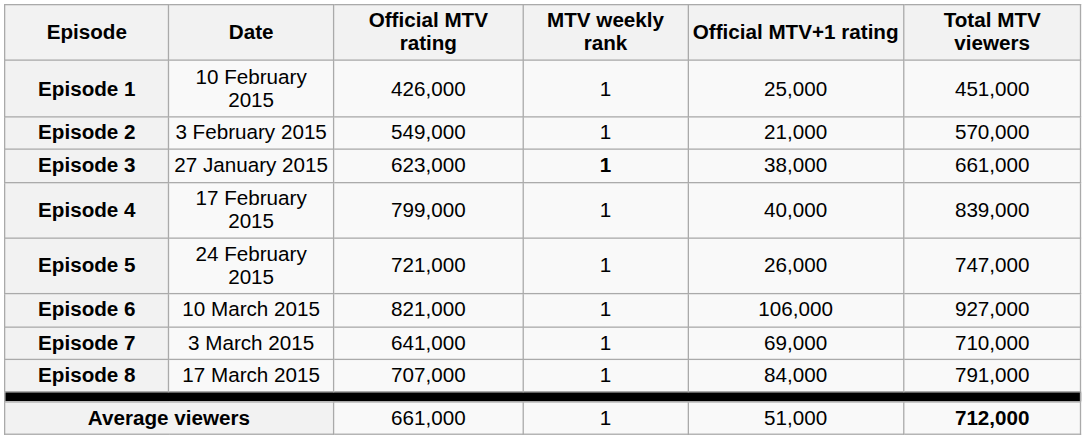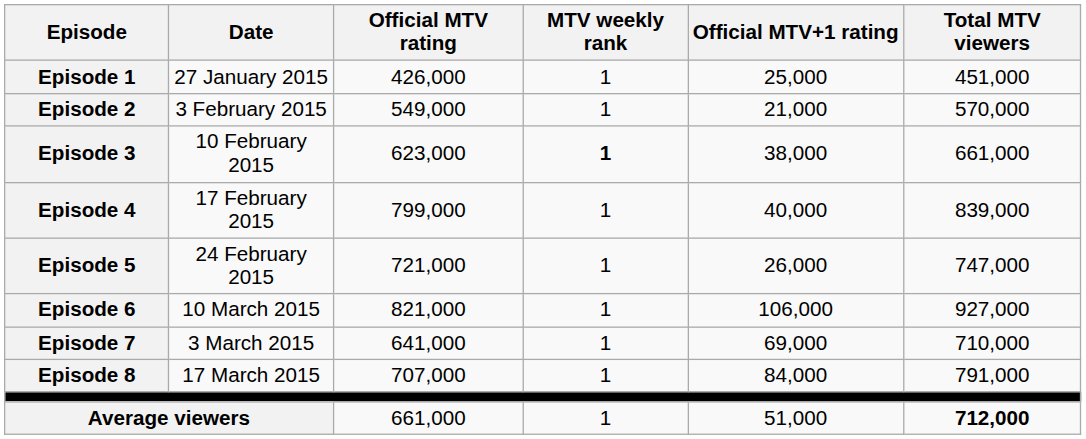(251, 88) 10 February 2015 -> (251, 76) 27 January 2015
(251, 165) 27 January 2015 -> (251, 153) 10 February 2015
